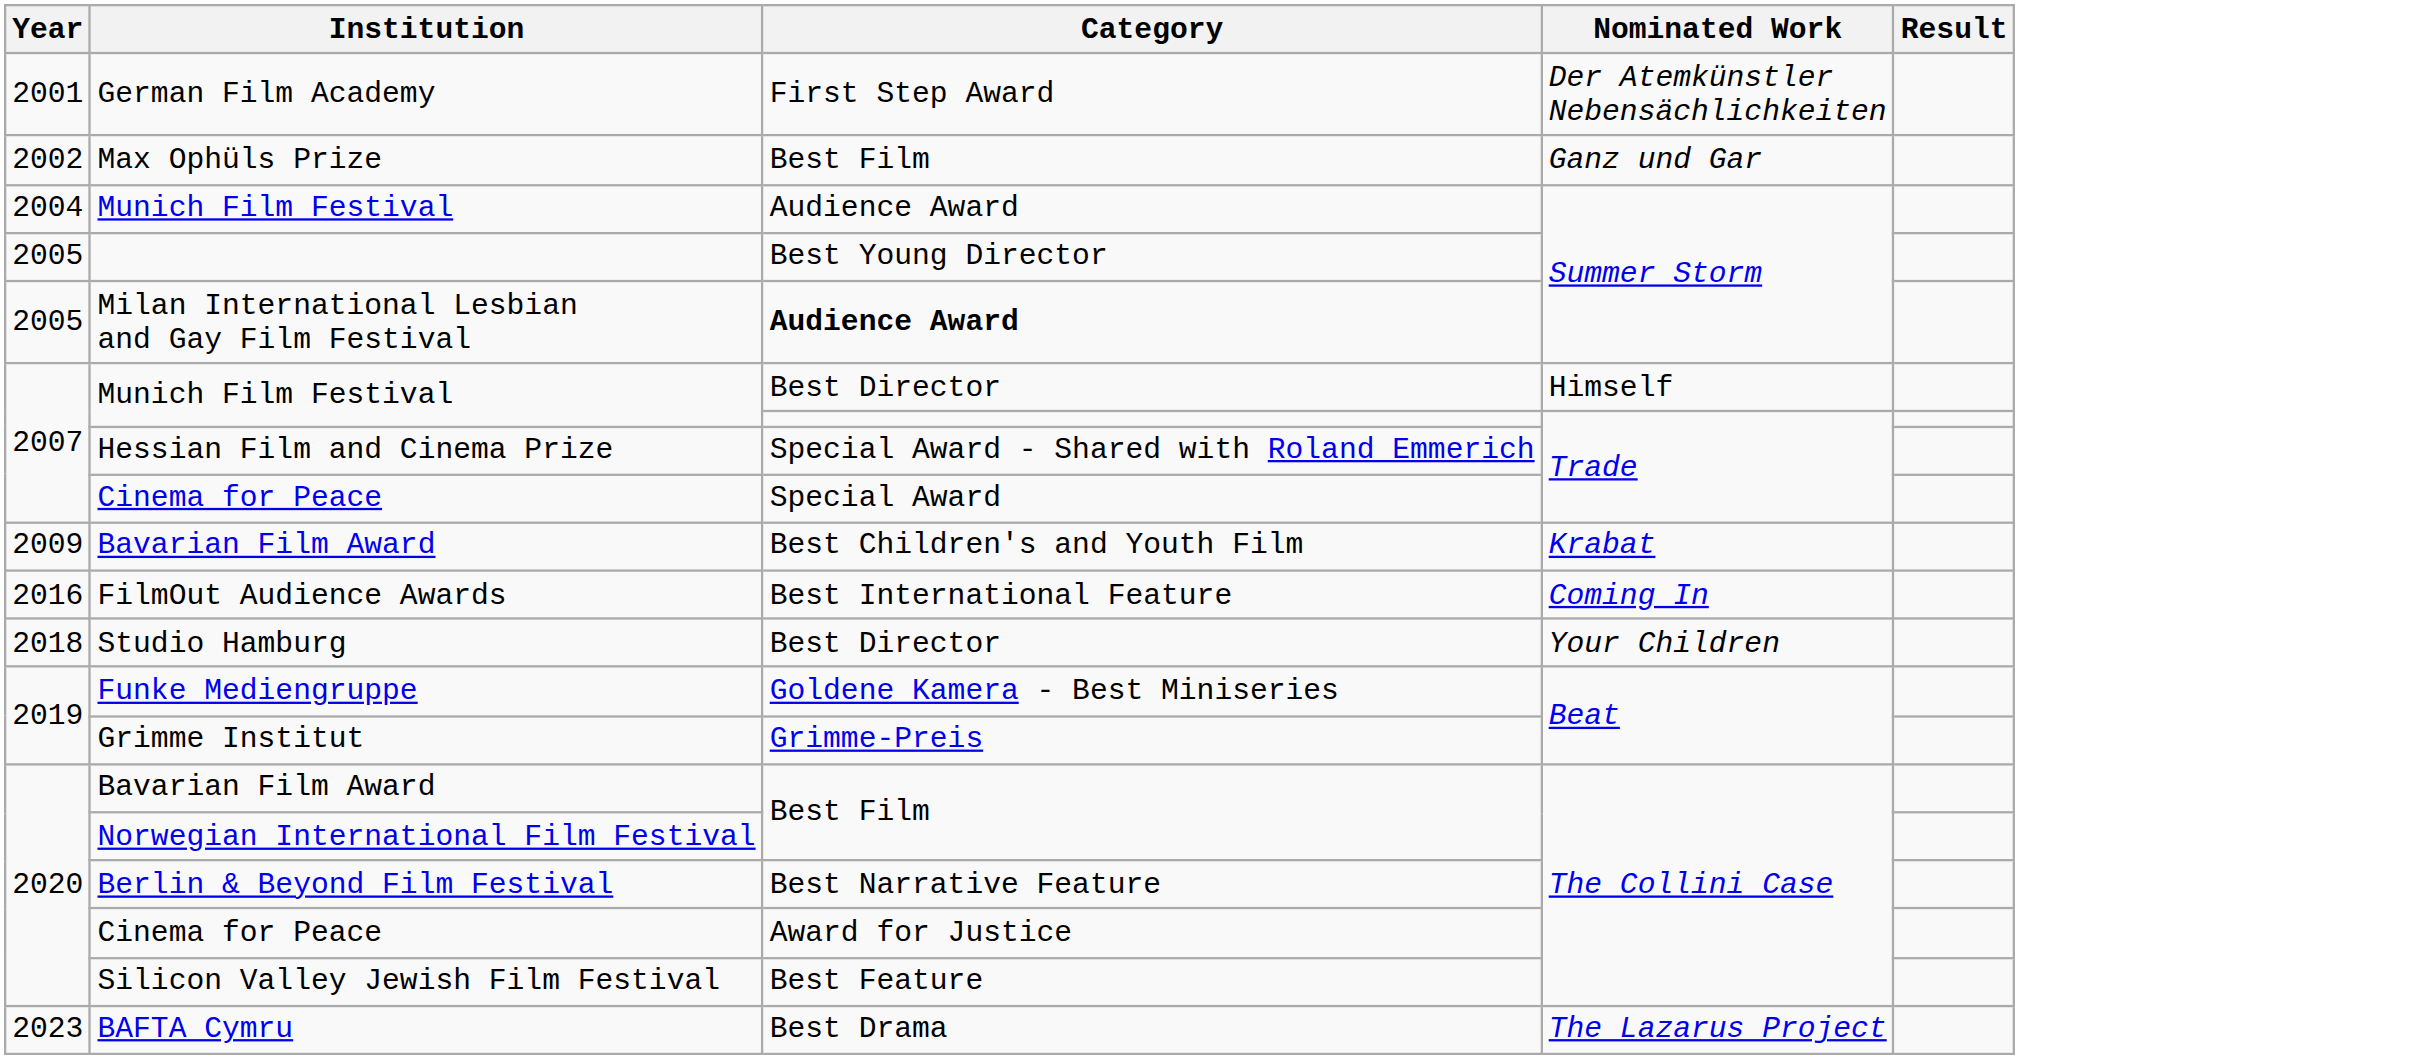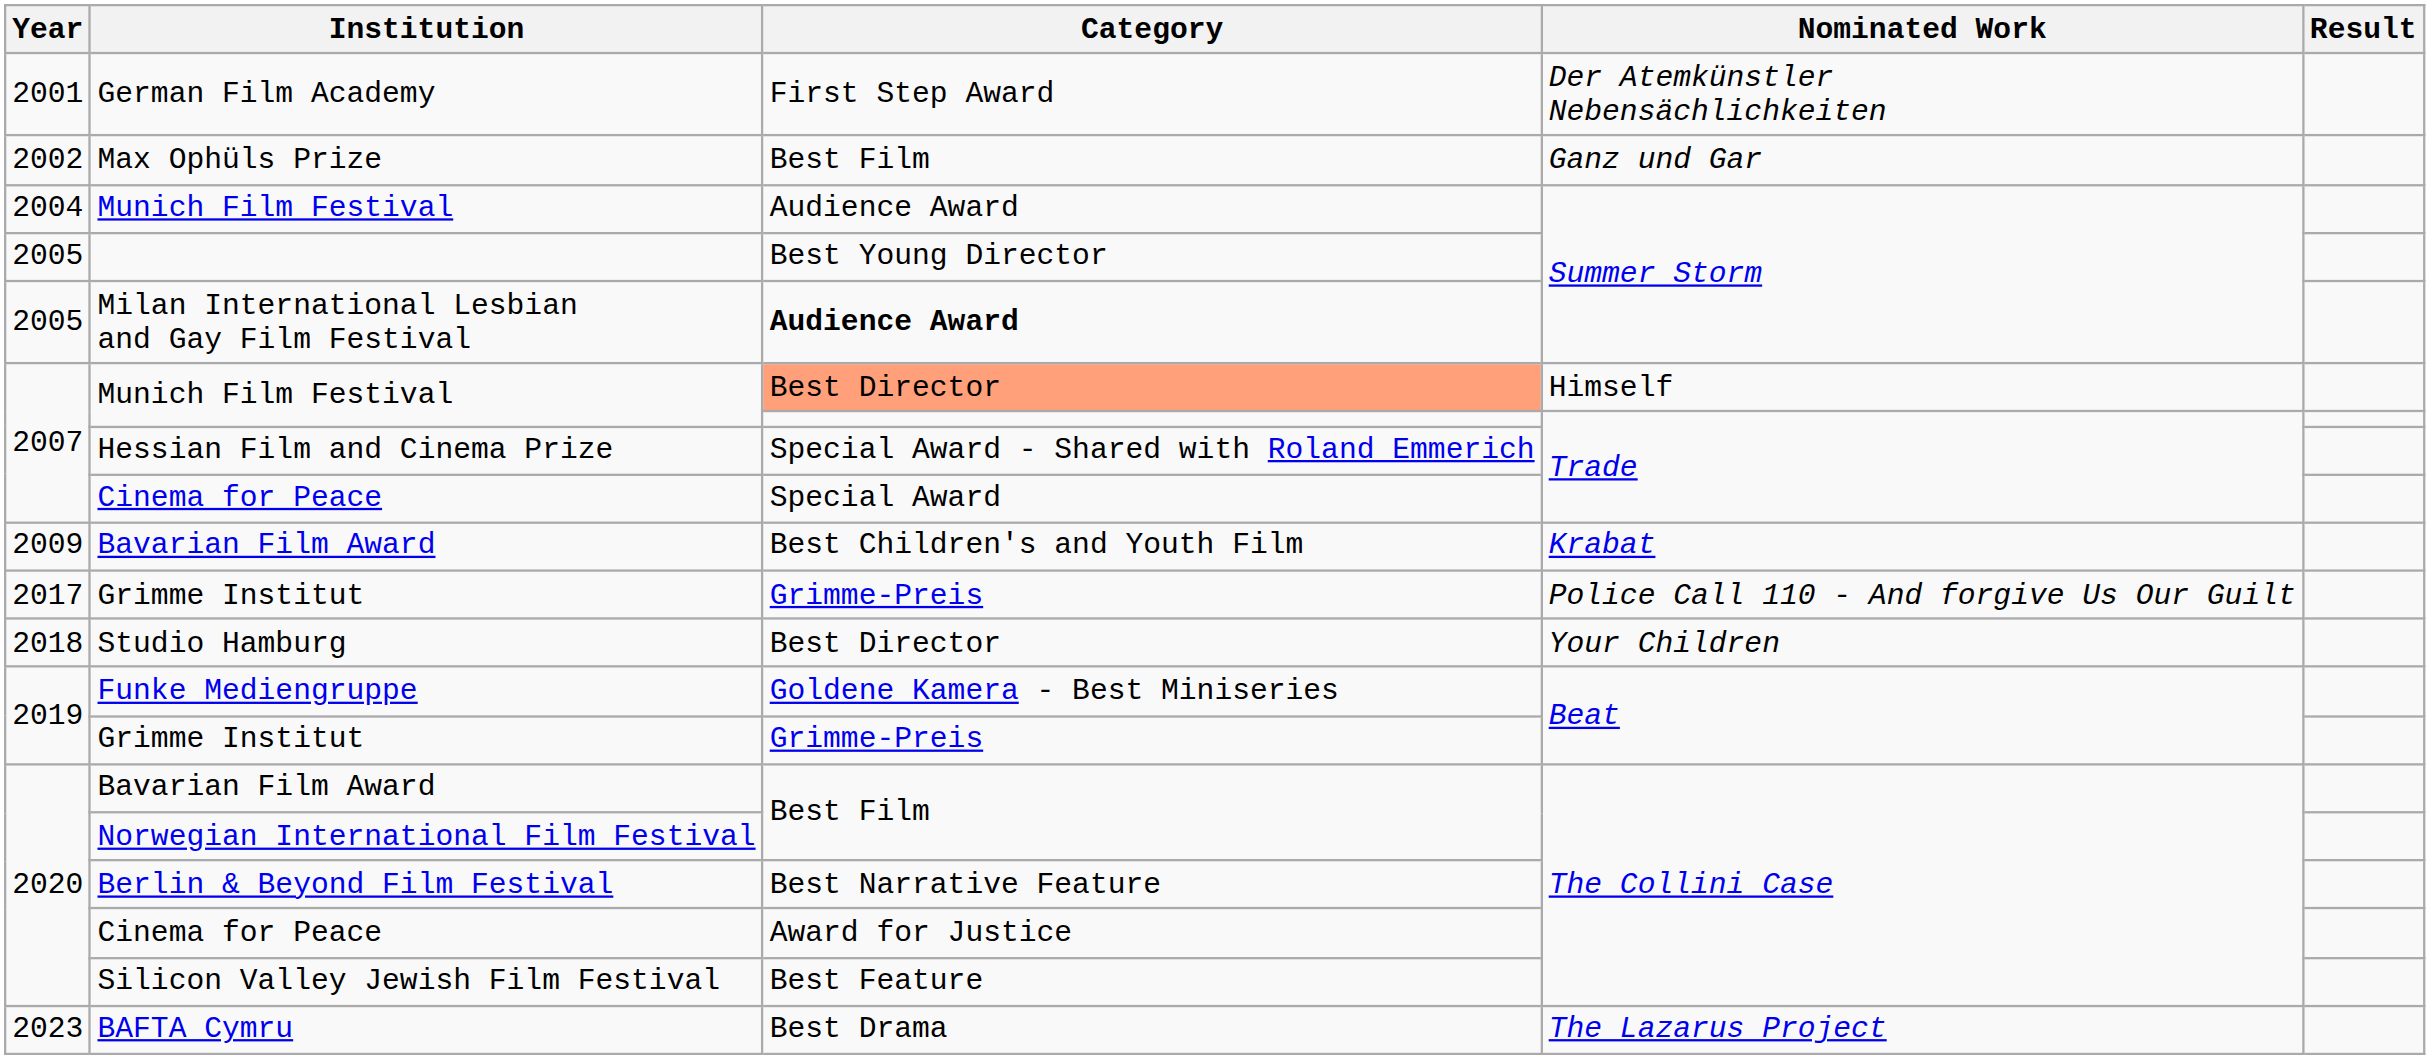(885, 388) no background -> (885, 388) lightsalmon background
- row: (302, 595)
+ row: (231, 595)
